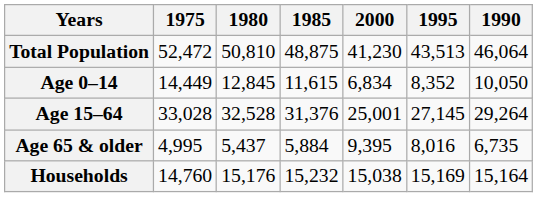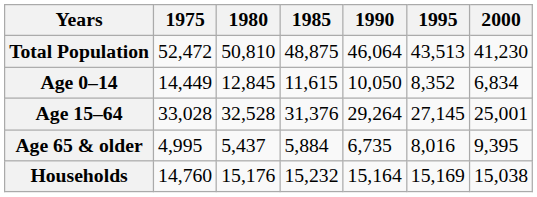columns swapped: (501, 20) <-> (375, 20)
